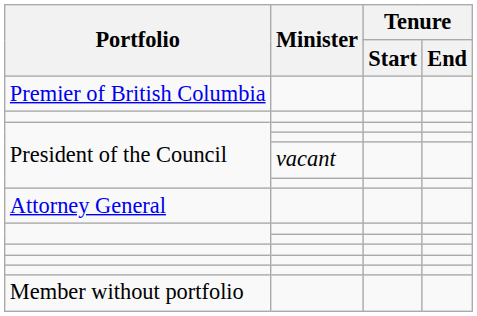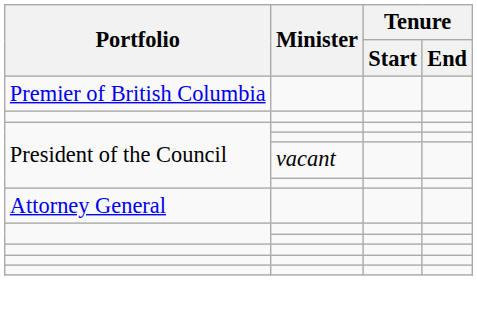- row: (127, 292)
